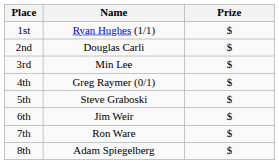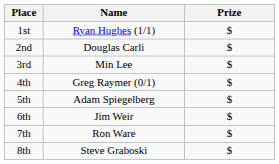(114, 99) Steve Graboski -> (114, 99) Adam Spiegelberg
(114, 151) Adam Spiegelberg -> (114, 151) Steve Graboski
